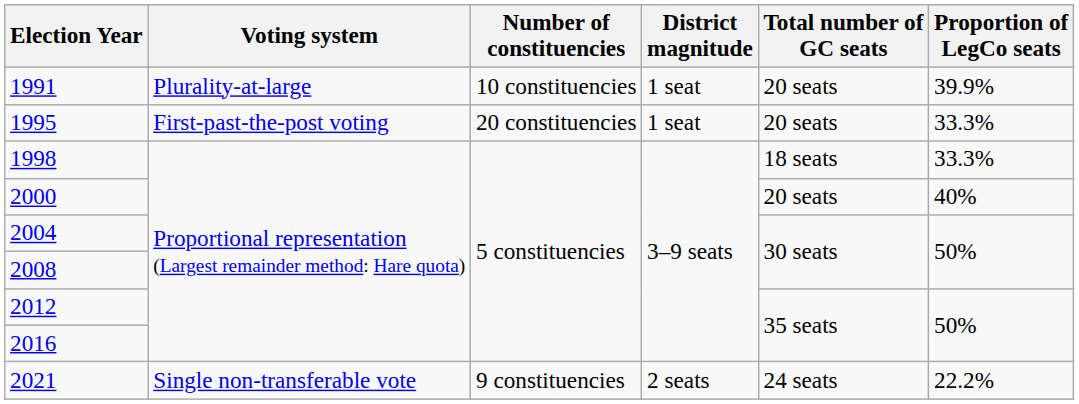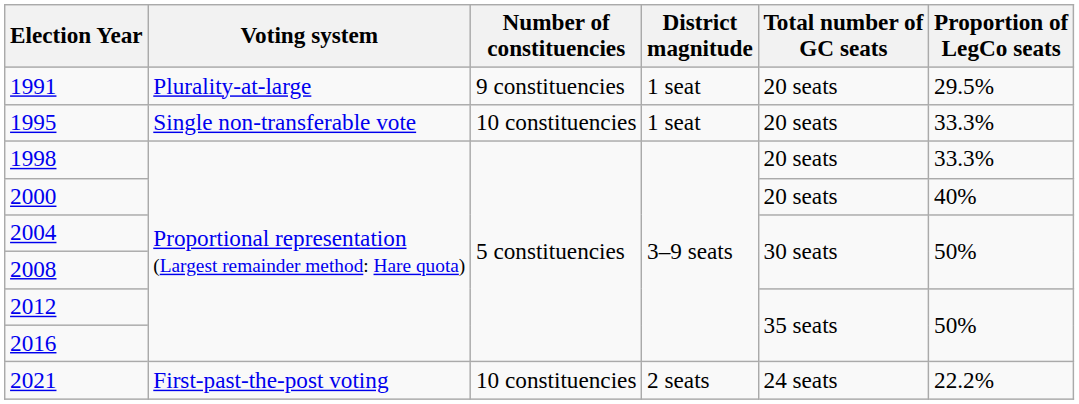(556, 85) 10 constituencies -> (550, 85) 9 constituencies
(964, 85) 39.9% -> (964, 85) 29.5%
(271, 122) First-past-the-post voting -> (285, 122) Single non-transferable vote
(556, 122) 20 constituencies -> (556, 122) 10 constituencies
(801, 159) 18 seats -> (801, 159) 20 seats
(285, 380) Single non-transferable vote -> (271, 380) First-past-the-post voting
(550, 380) 9 constituencies -> (556, 380) 10 constituencies
